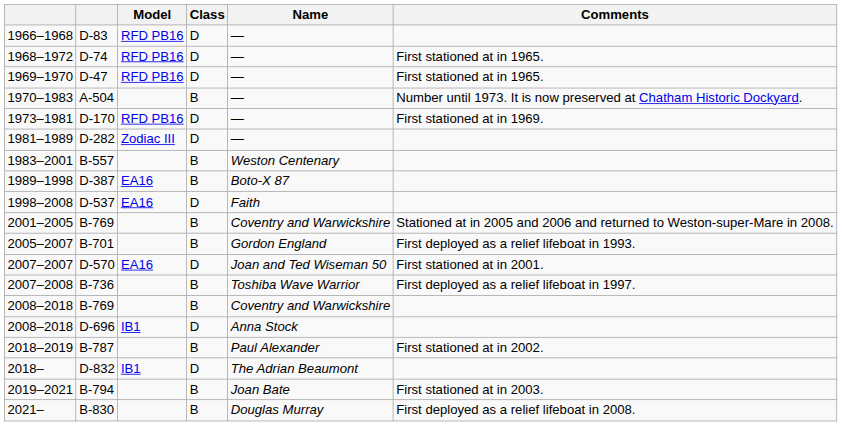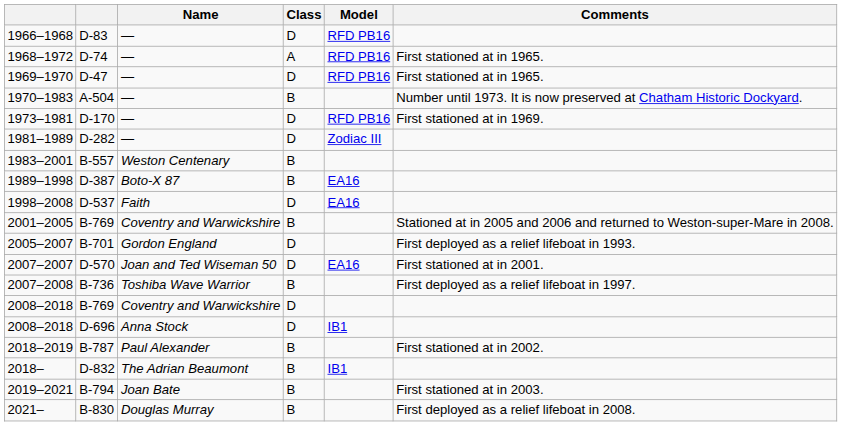columns swapped: (310, 14) <-> (152, 14)
(194, 56) D -> (291, 56) A
(194, 243) B -> (291, 243) D
(194, 306) B -> (291, 306) D
(194, 368) D -> (291, 368) B
